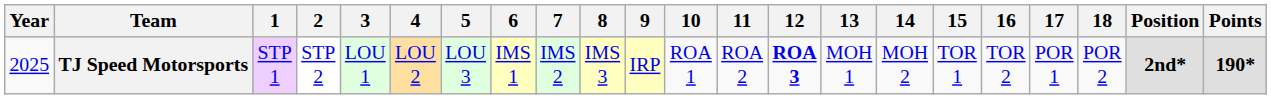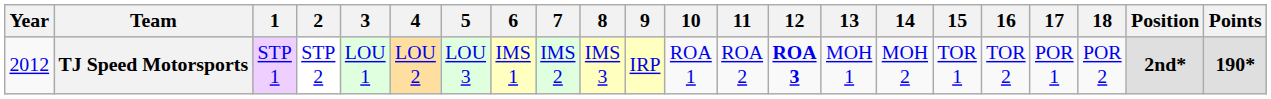(29, 64) 2025 -> (29, 64) 2012
